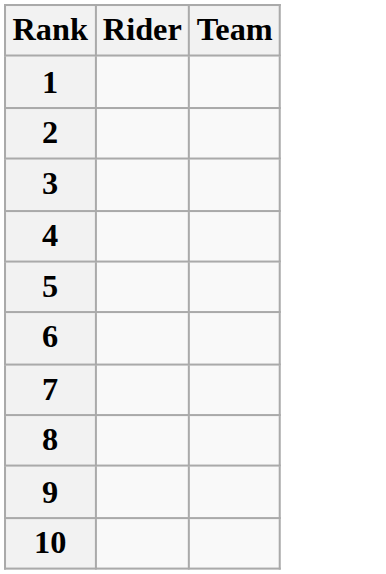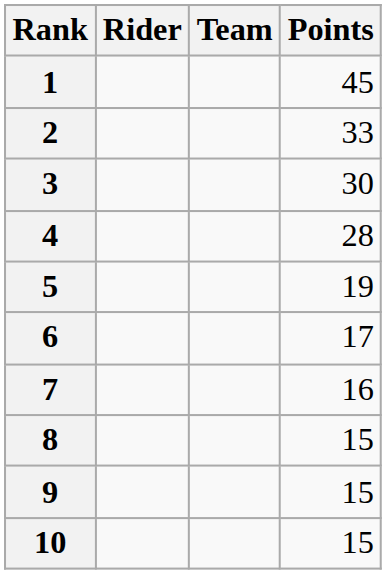+ column: (331, 30)
